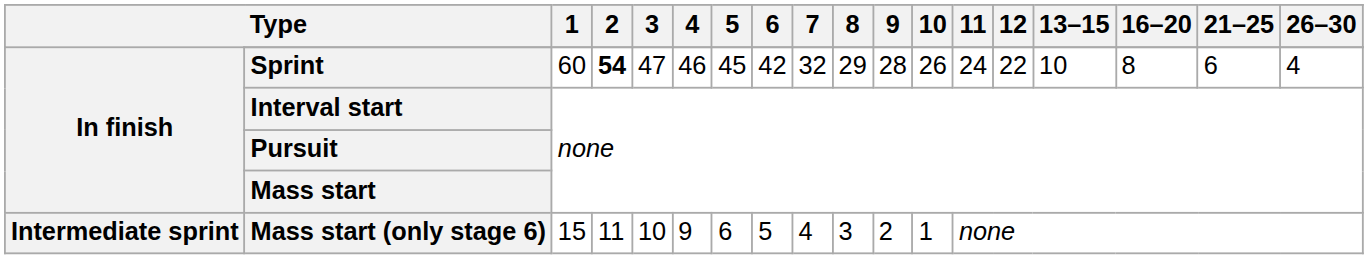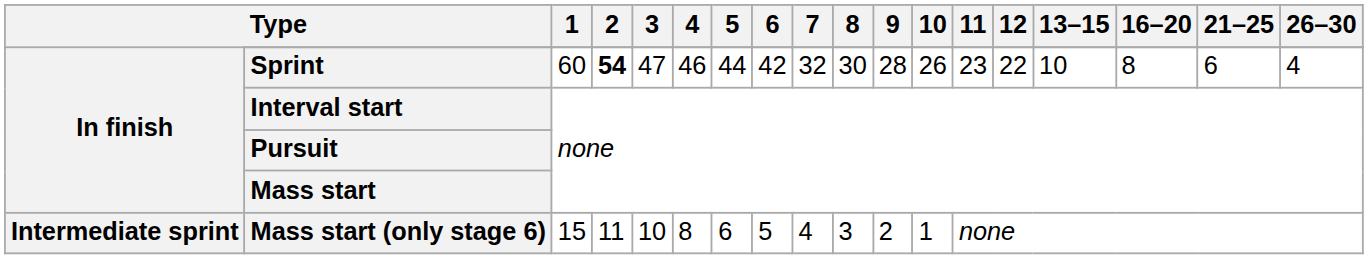(732, 66) 45 -> (732, 66) 44
(853, 66) 29 -> (853, 66) 30
(973, 66) 24 -> (973, 66) 23
(685, 231) 9 -> (685, 231) 8
